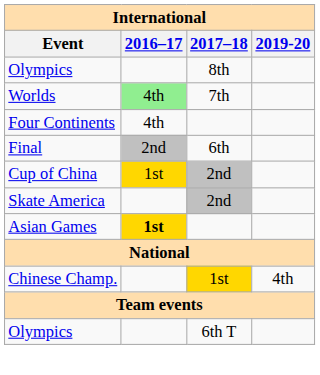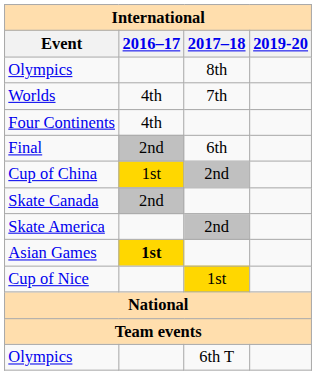(154, 95) lightgreen background -> (151, 95) no background
+ row: (53, 200)
+ row: (49, 278)
- row: (63, 278)
